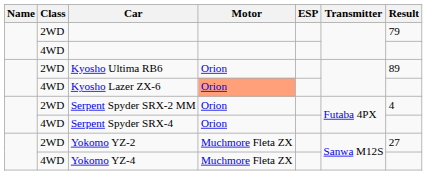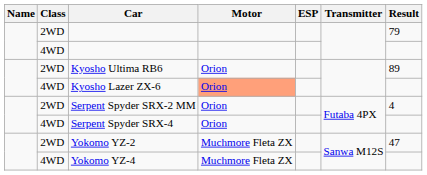(394, 142) 27 -> (394, 142) 47
